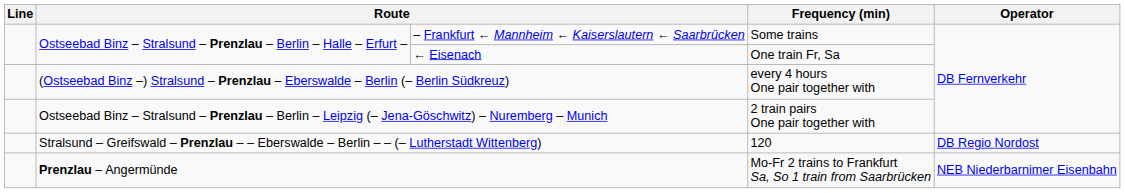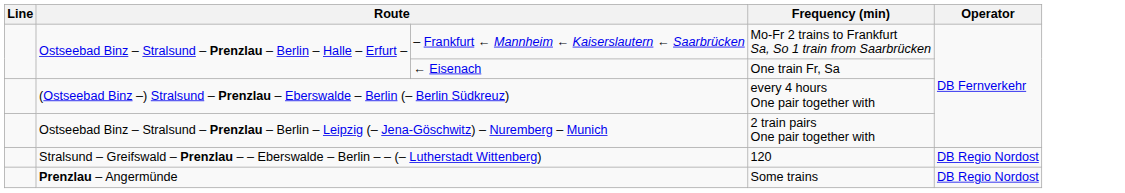(784, 34) Some trains -> (841, 41) Mo-Fr 2 trains to Frankfurt Sa, So 1 train from Saarbrücken
(841, 170) Mo-Fr 2 trains to Frankfurt Sa, So 1 train from Saarbrücken -> (784, 177) Some trains
(1027, 170) NEB Niederbarnimer Eisenbahn -> (988, 177) DB Regio Nordost
